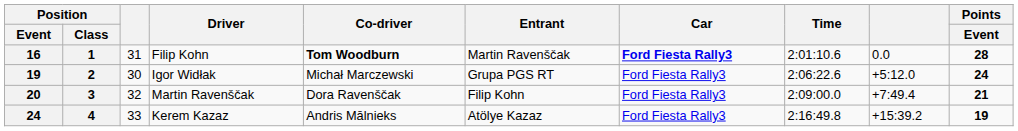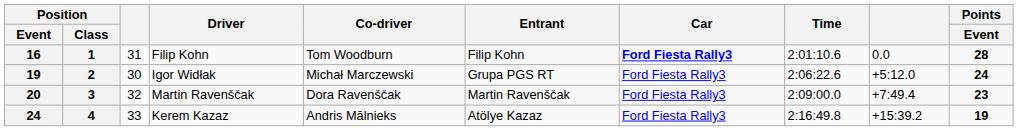(353, 54) bold -> (349, 54) normal
(519, 54) Martin Ravenščak -> (496, 54) Filip Kohn
(496, 95) Filip Kohn -> (519, 95) Martin Ravenščak
(981, 95) 21 -> (981, 95) 23
